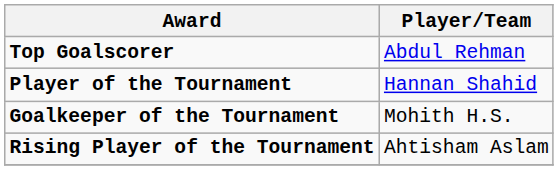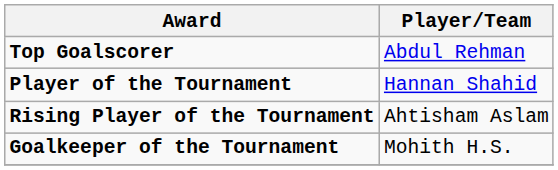rows swapped: (174, 117) <-> (192, 149)
